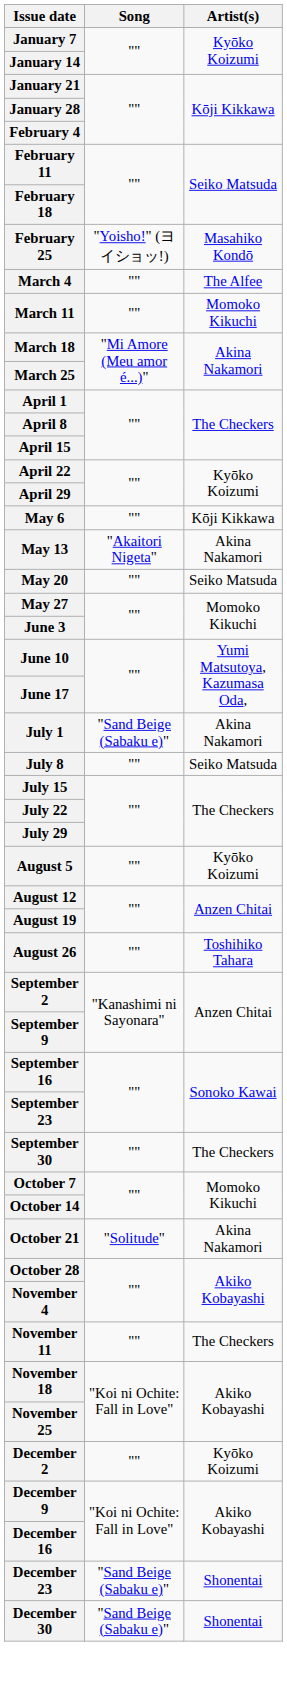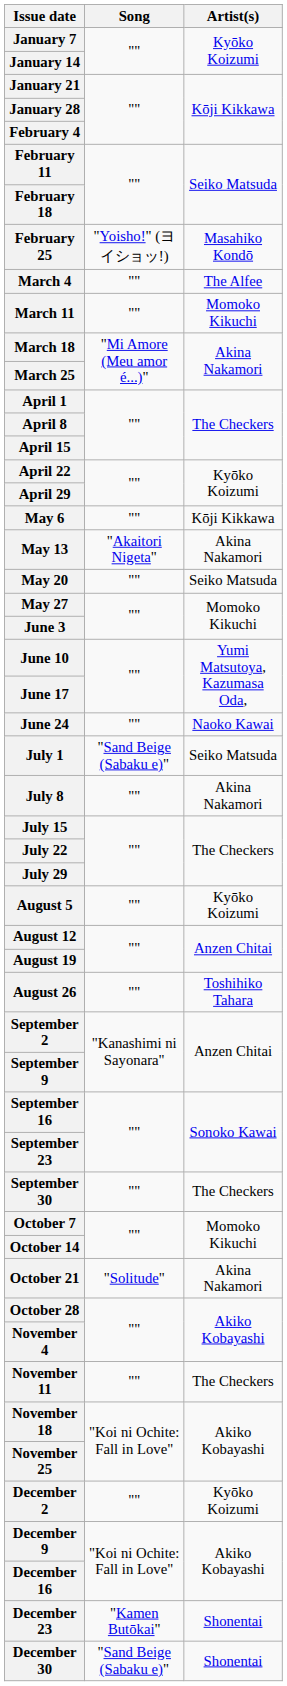+ row: (45, 724)
(233, 732) Akina Nakamori -> (233, 755) Seiko Matsuda
(233, 764) Seiko Matsuda -> (233, 795) Akina Nakamori
(134, 1581) "Sand Beige (Sabaku e)" -> (134, 1620) "Kamen Butōkai"
